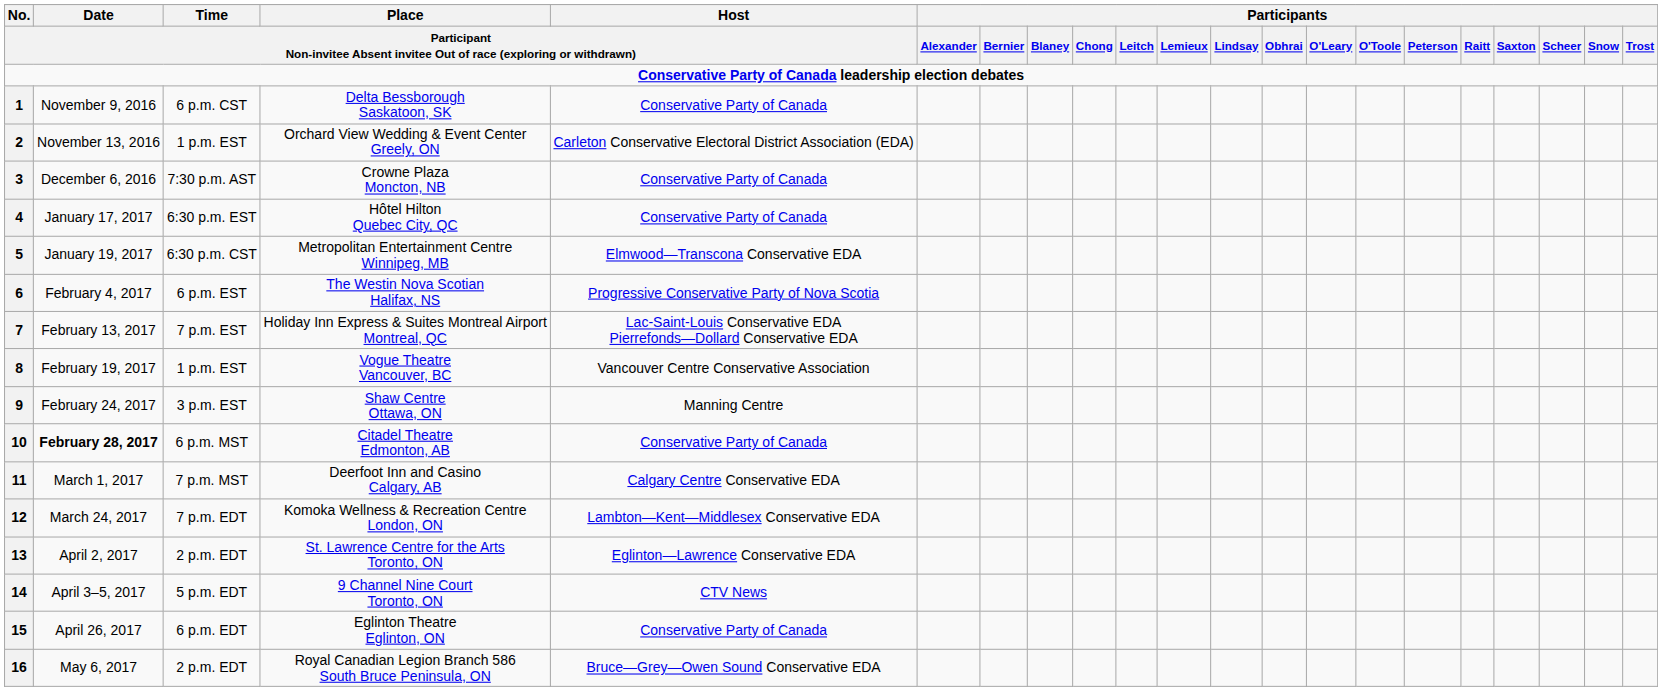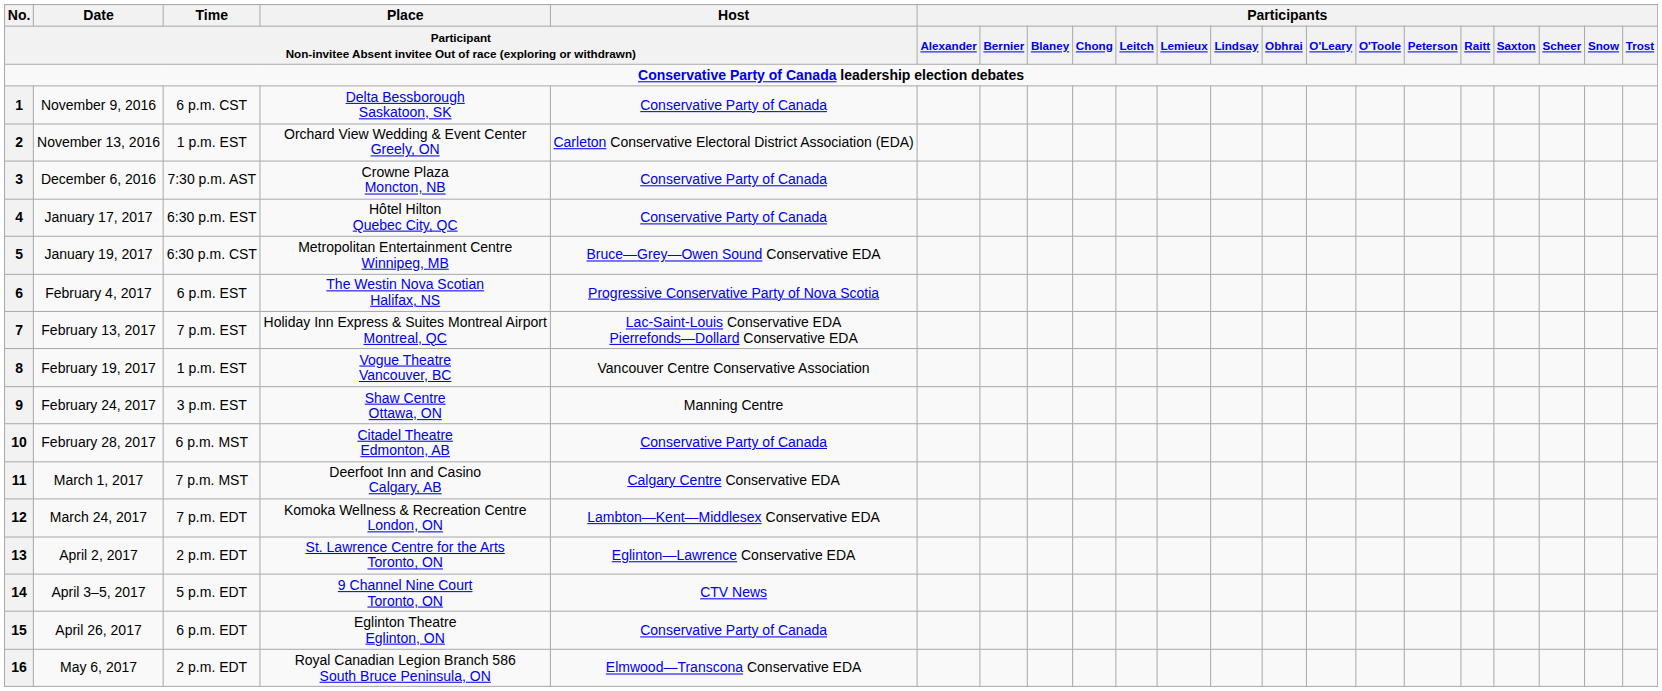(734, 255) Elmwood—Transcona Conservative EDA -> (734, 255) Bruce—Grey—Owen Sound Conservative EDA
(99, 442) bold -> (99, 442) normal
(734, 668) Bruce—Grey—Owen Sound Conservative EDA -> (734, 668) Elmwood—Transcona Conservative EDA
